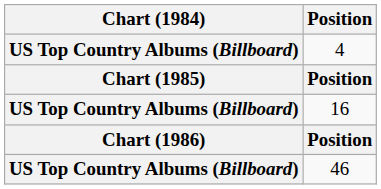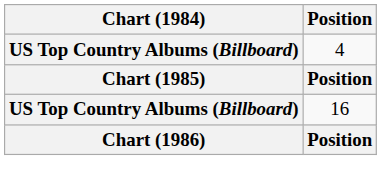- row: (340, 169)
